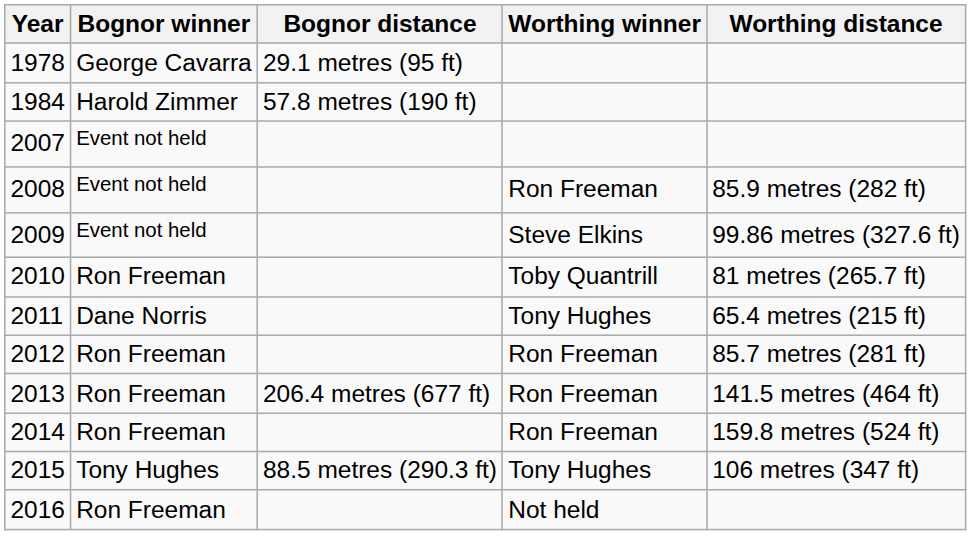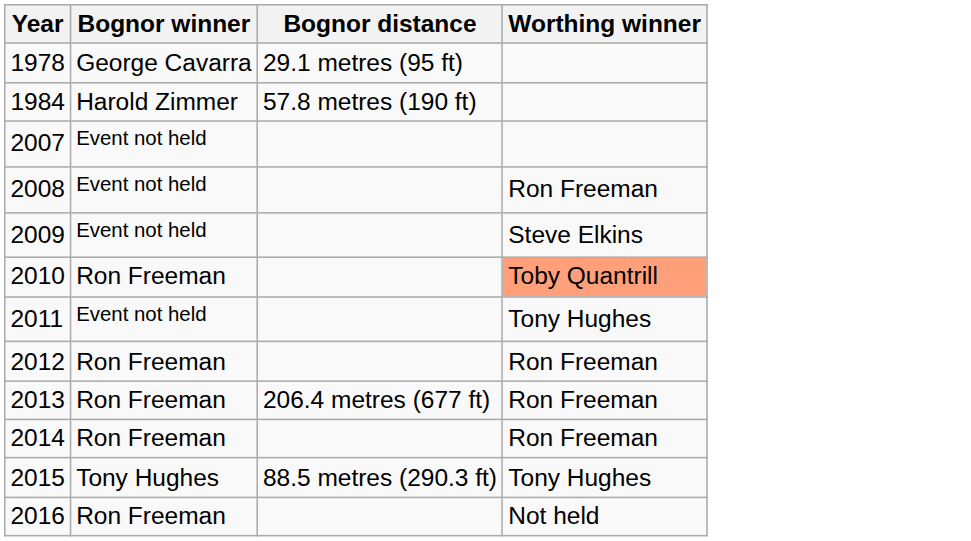- column: (836, 23)
(583, 276) no background -> (583, 276) lightsalmon background
(141, 315) Dane Norris -> (141, 314) Event not held
